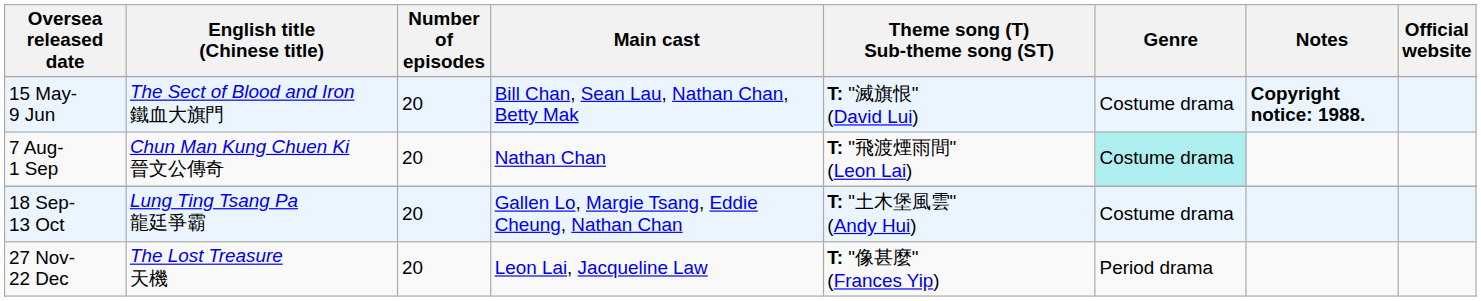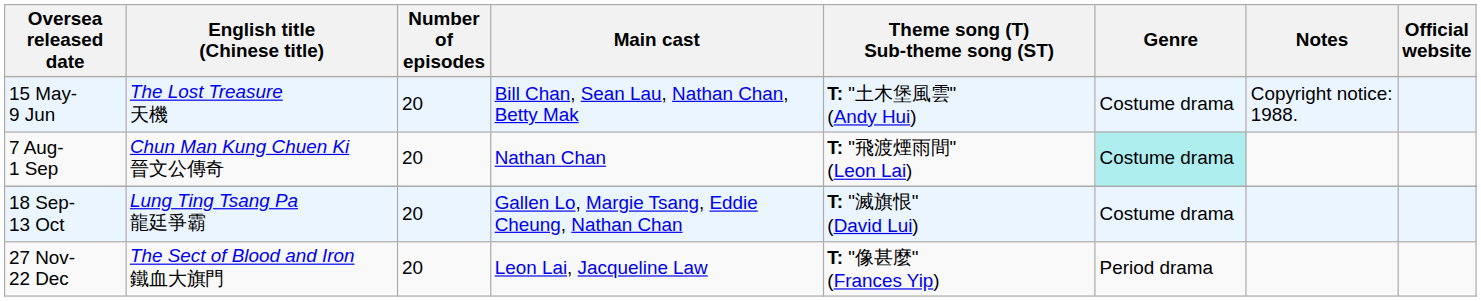(242, 103) The Sect of Blood and Iron 鐵血大旗門 -> (206, 103) The Lost Treasure 天機
(873, 104) T: "滅旗恨" (David Lui) -> (892, 104) T: "土木堡風雲" (Andy Hui)
(1308, 104) bold -> (1322, 104) normal
(892, 214) T: "土木堡風雲" (Andy Hui) -> (873, 214) T: "滅旗恨" (David Lui)
(206, 267) The Lost Treasure 天機 -> (242, 267) The Sect of Blood and Iron 鐵血大旗門
